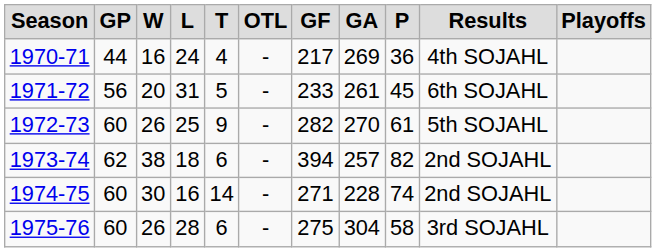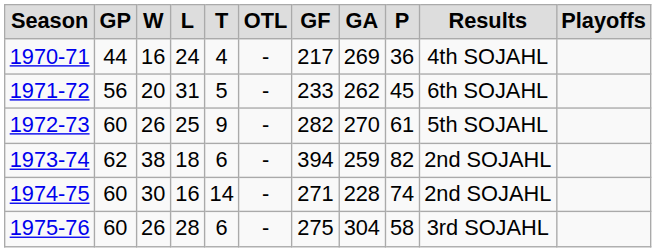(362, 90) 261 -> (362, 90) 262
(362, 159) 257 -> (362, 159) 259
